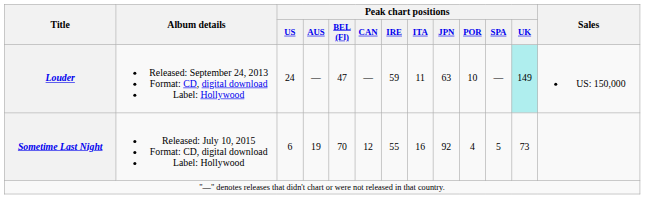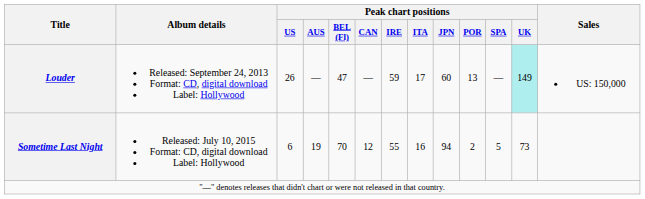(290, 78) 24 -> (290, 78) 26
(420, 78) 11 -> (420, 78) 17
(446, 78) 63 -> (446, 78) 60
(472, 78) 10 -> (472, 78) 13
(446, 146) 92 -> (446, 146) 94
(472, 146) 4 -> (472, 146) 2
